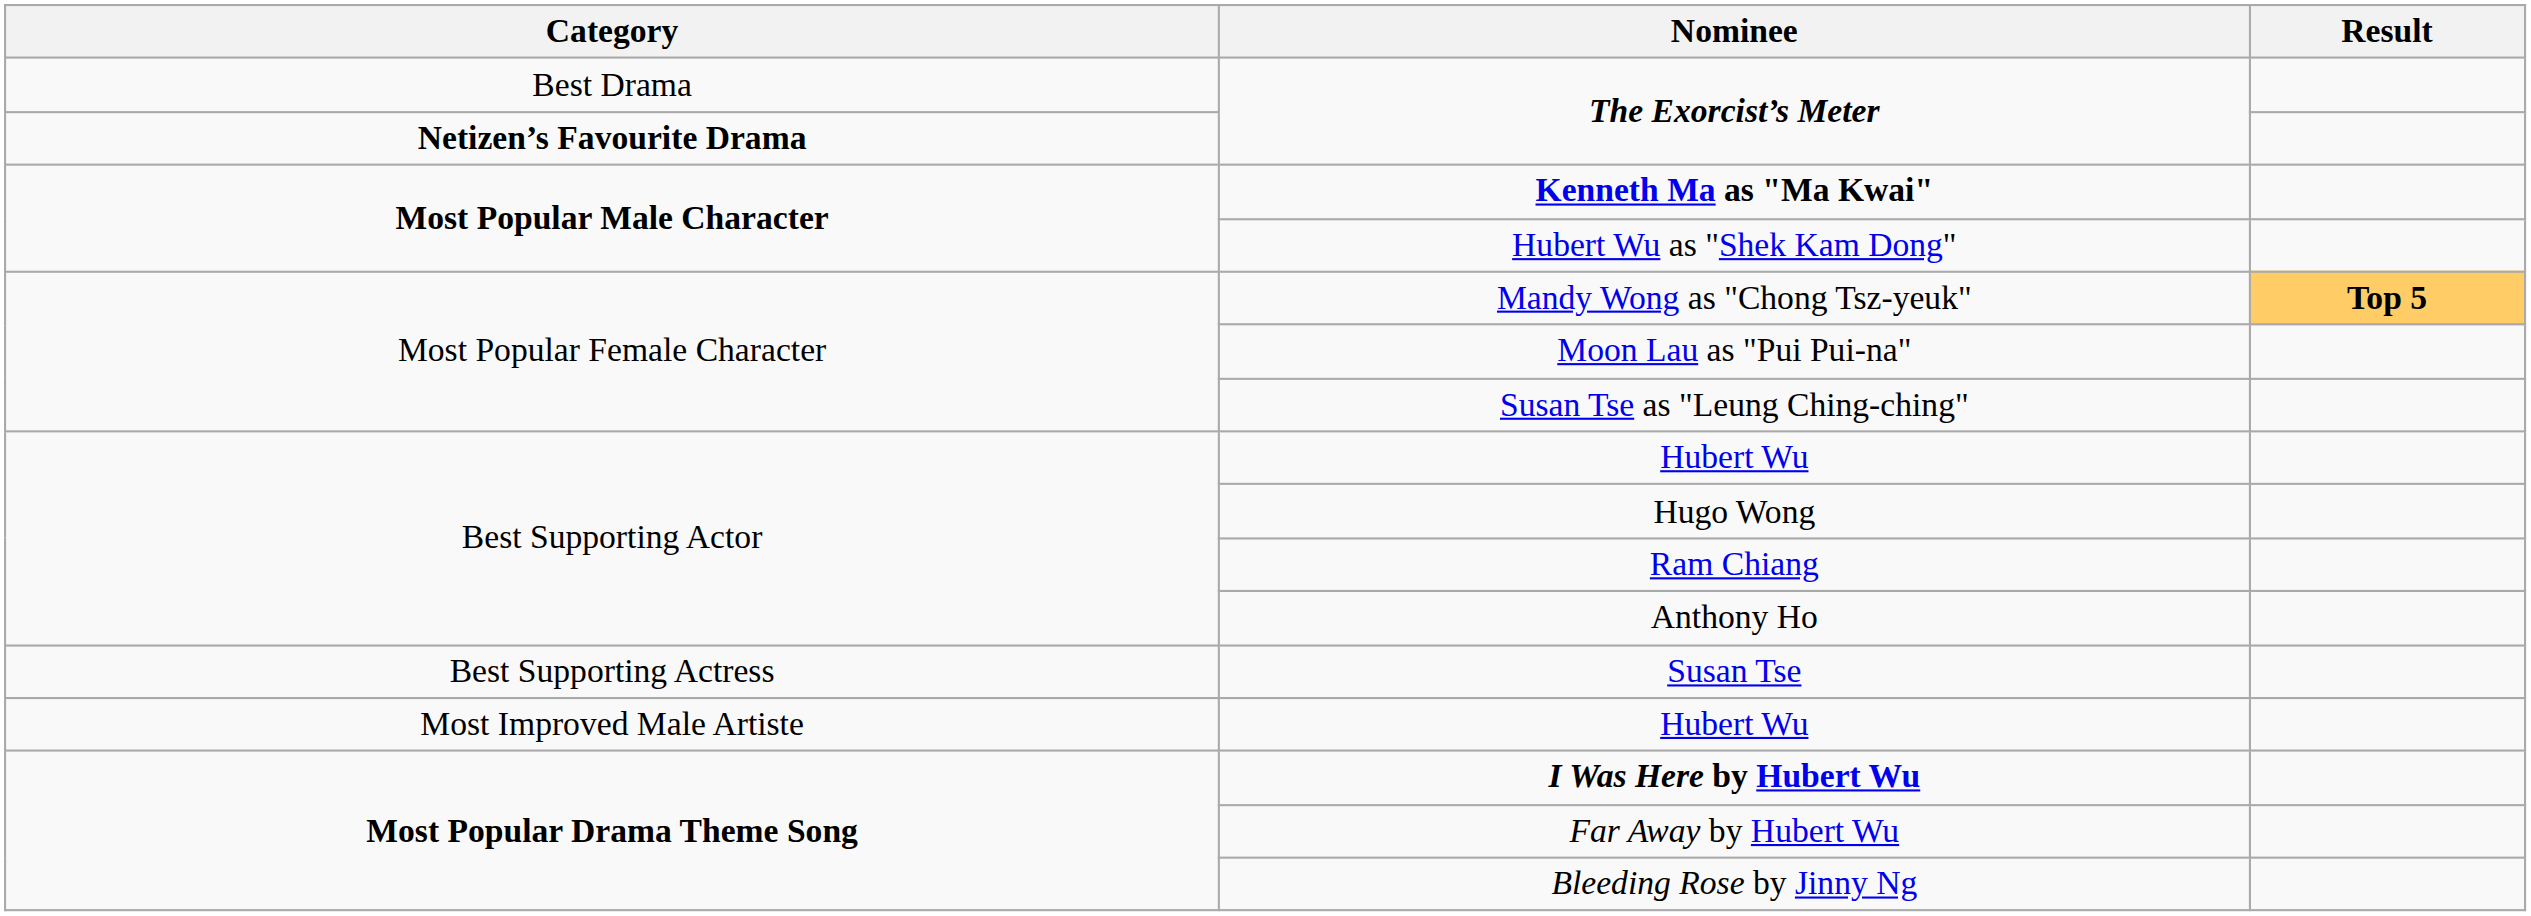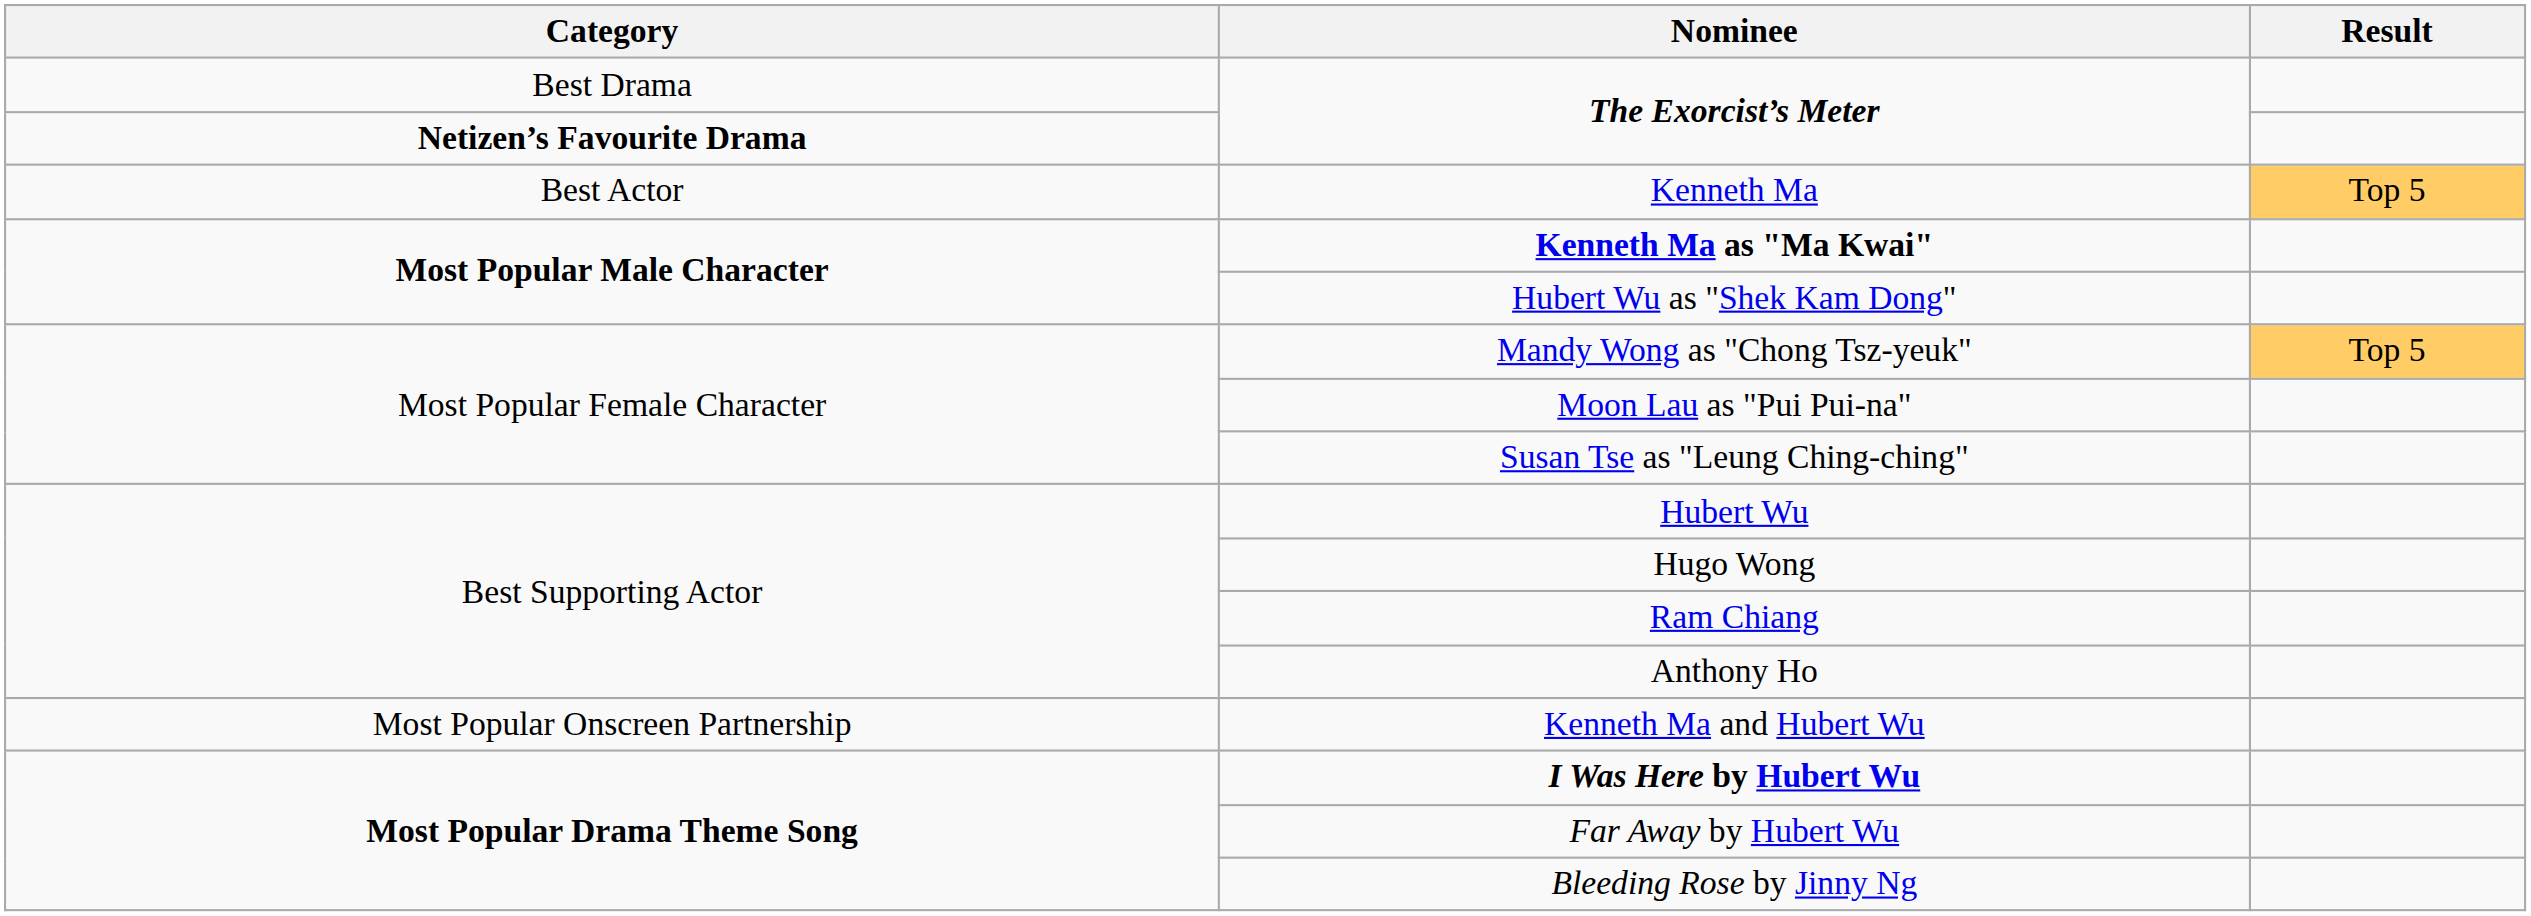+ row: (612, 191)
(2387, 297) bold -> (2387, 350) normal
- row: (612, 670)
- row: (612, 723)
+ row: (612, 723)
